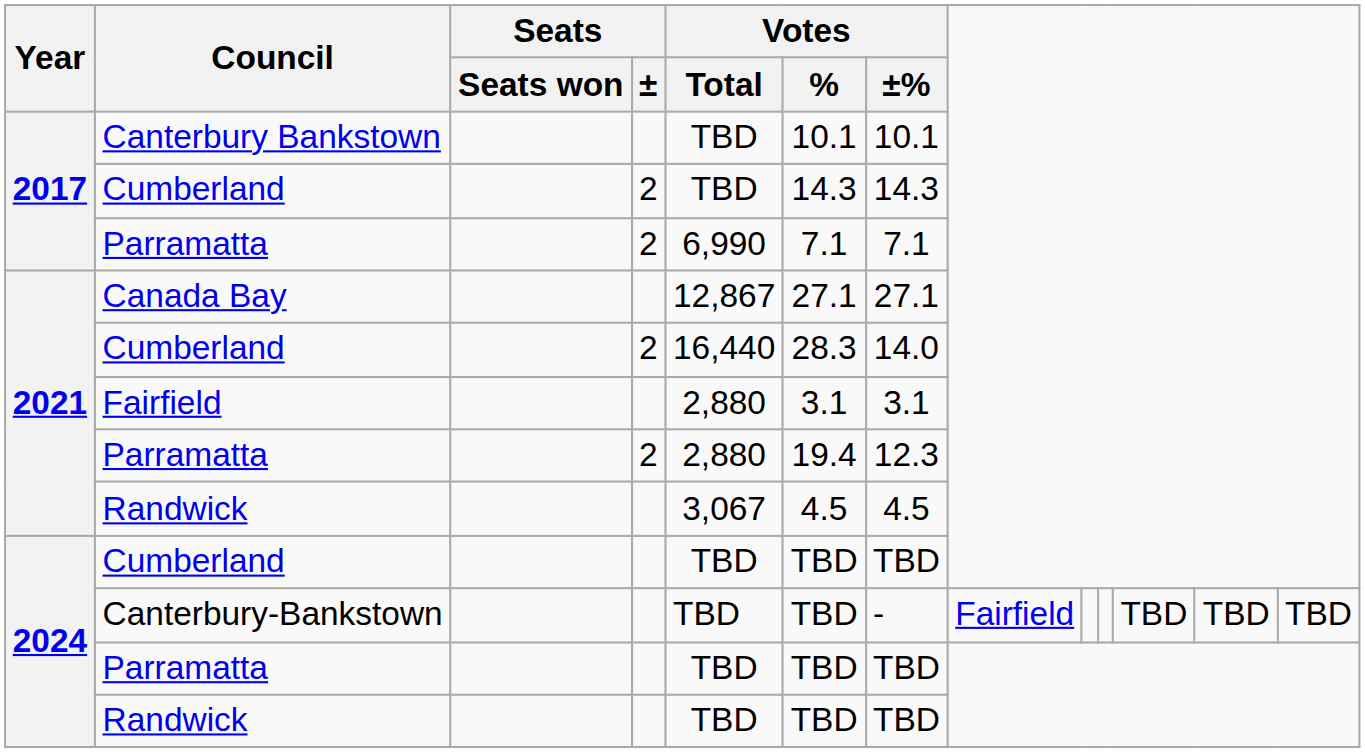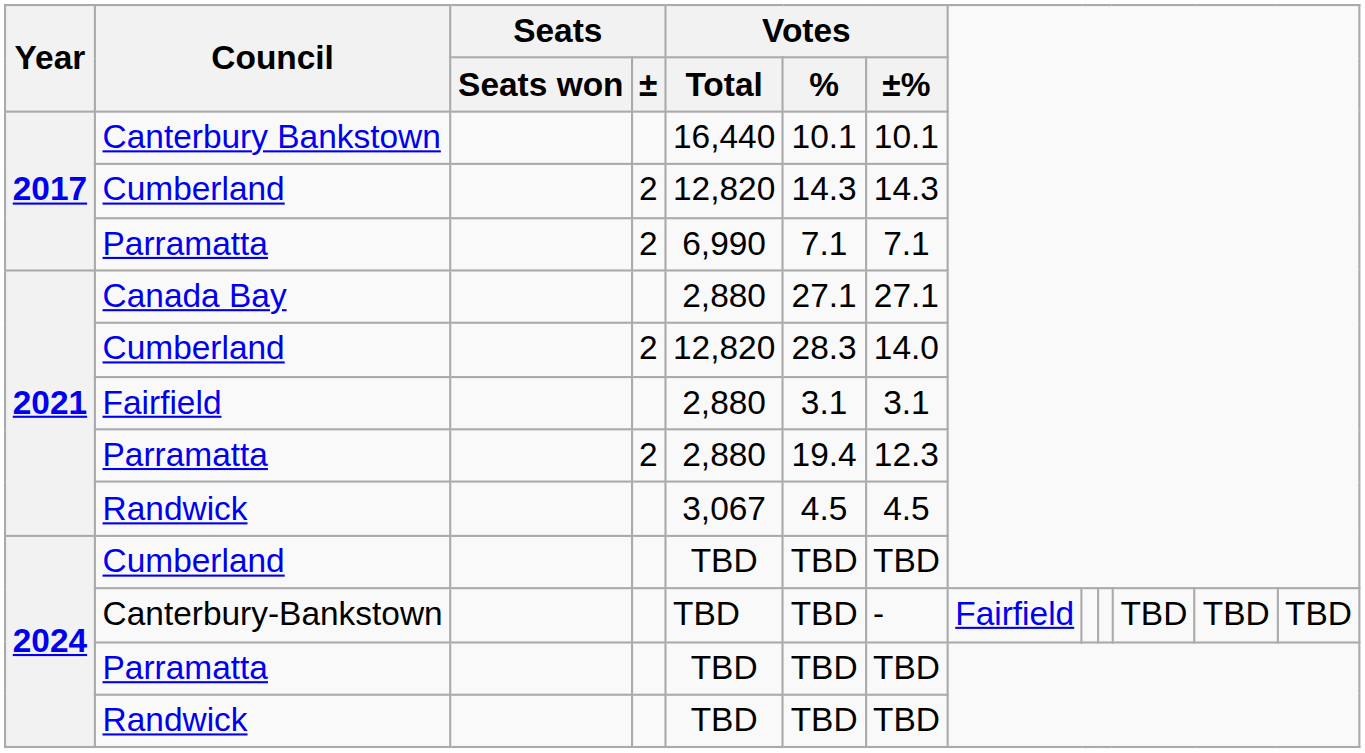(724, 137) TBD -> (724, 137) 16,440
(724, 190) TBD -> (724, 190) 12,820
(724, 296) 12,867 -> (724, 296) 2,880
(724, 349) 16,440 -> (724, 349) 12,820
